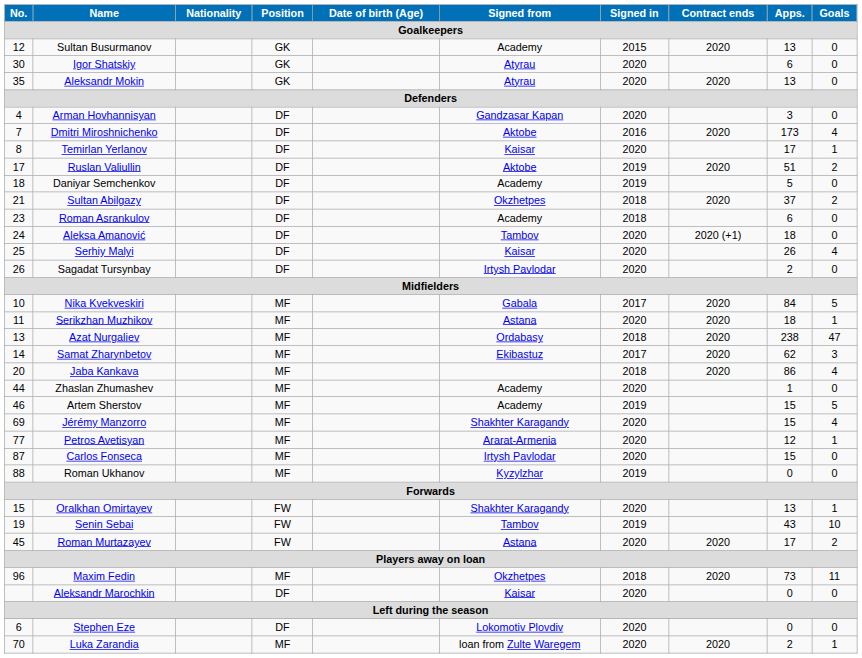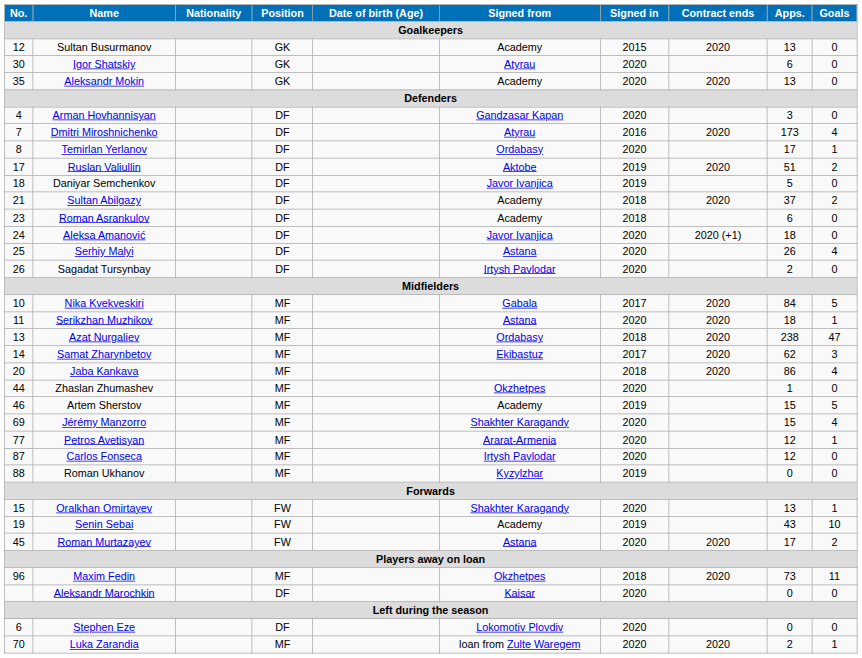(520, 82) Atyrau -> (520, 82) Academy
(520, 133) Aktobe -> (520, 133) Atyrau
(520, 150) Kaisar -> (520, 150) Ordabasy
(520, 184) Academy -> (520, 184) Javor Ivanjica
(520, 201) Okzhetpes -> (520, 201) Academy
(520, 235) Tambov -> (520, 235) Javor Ivanjica
(520, 252) Kaisar -> (520, 252) Astana
(520, 389) Academy -> (520, 389) Okzhetpes
(790, 457) 15 -> (790, 457) 12
(520, 525) Tambov -> (520, 525) Academy
